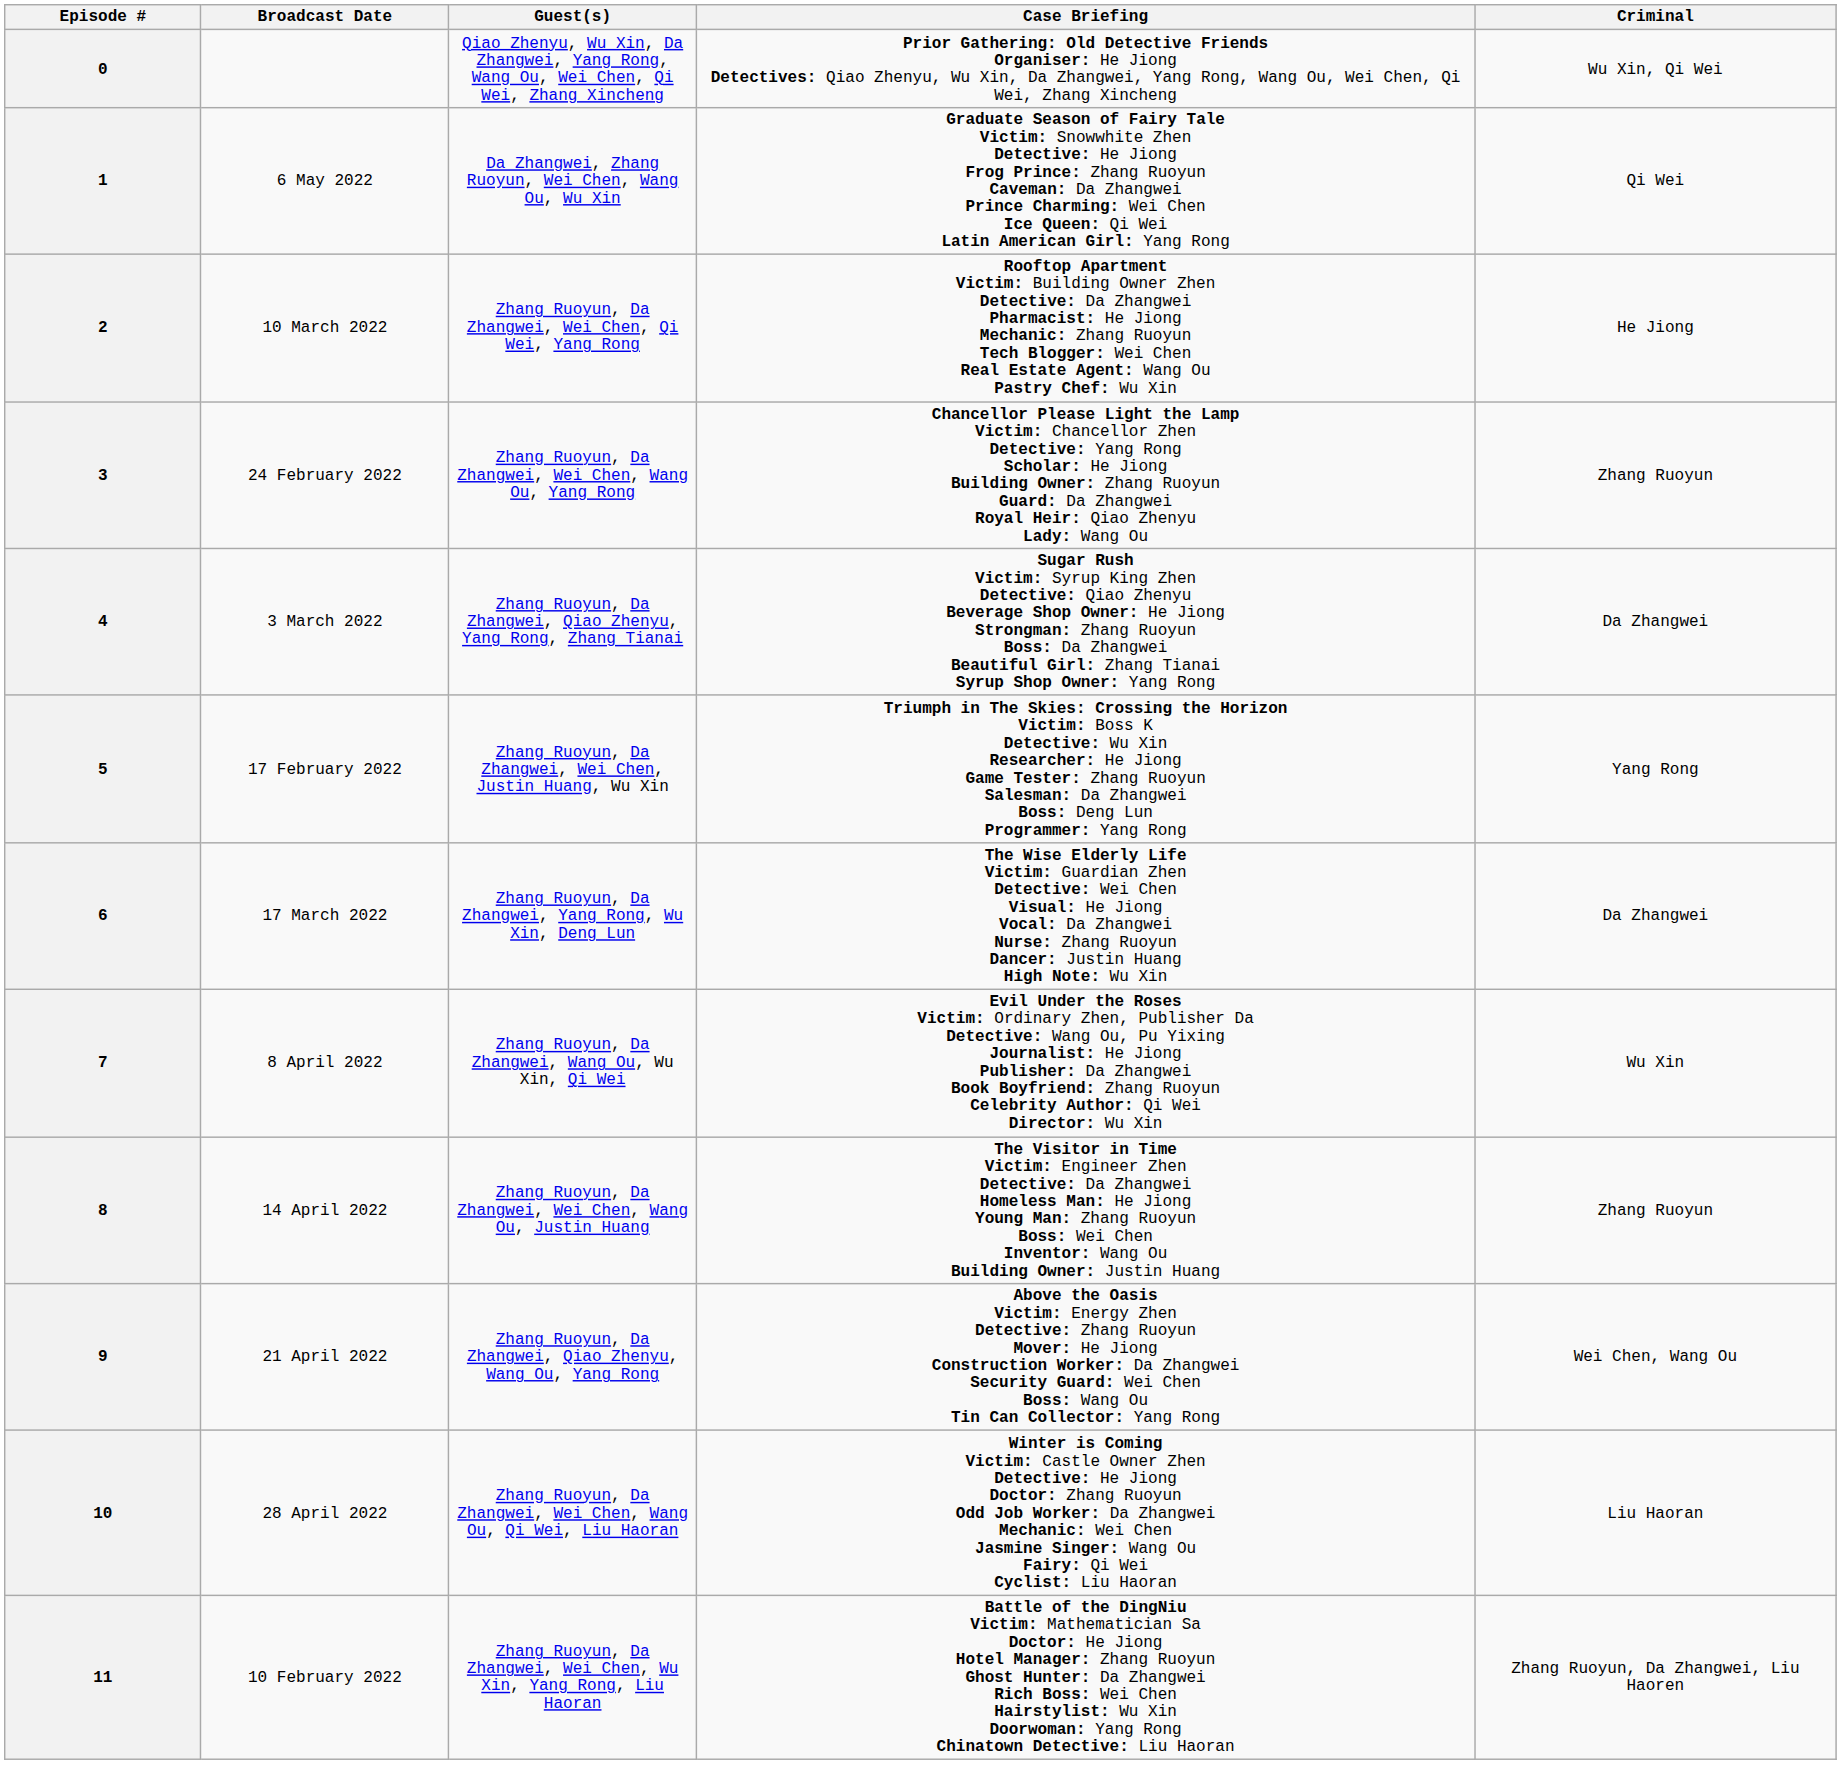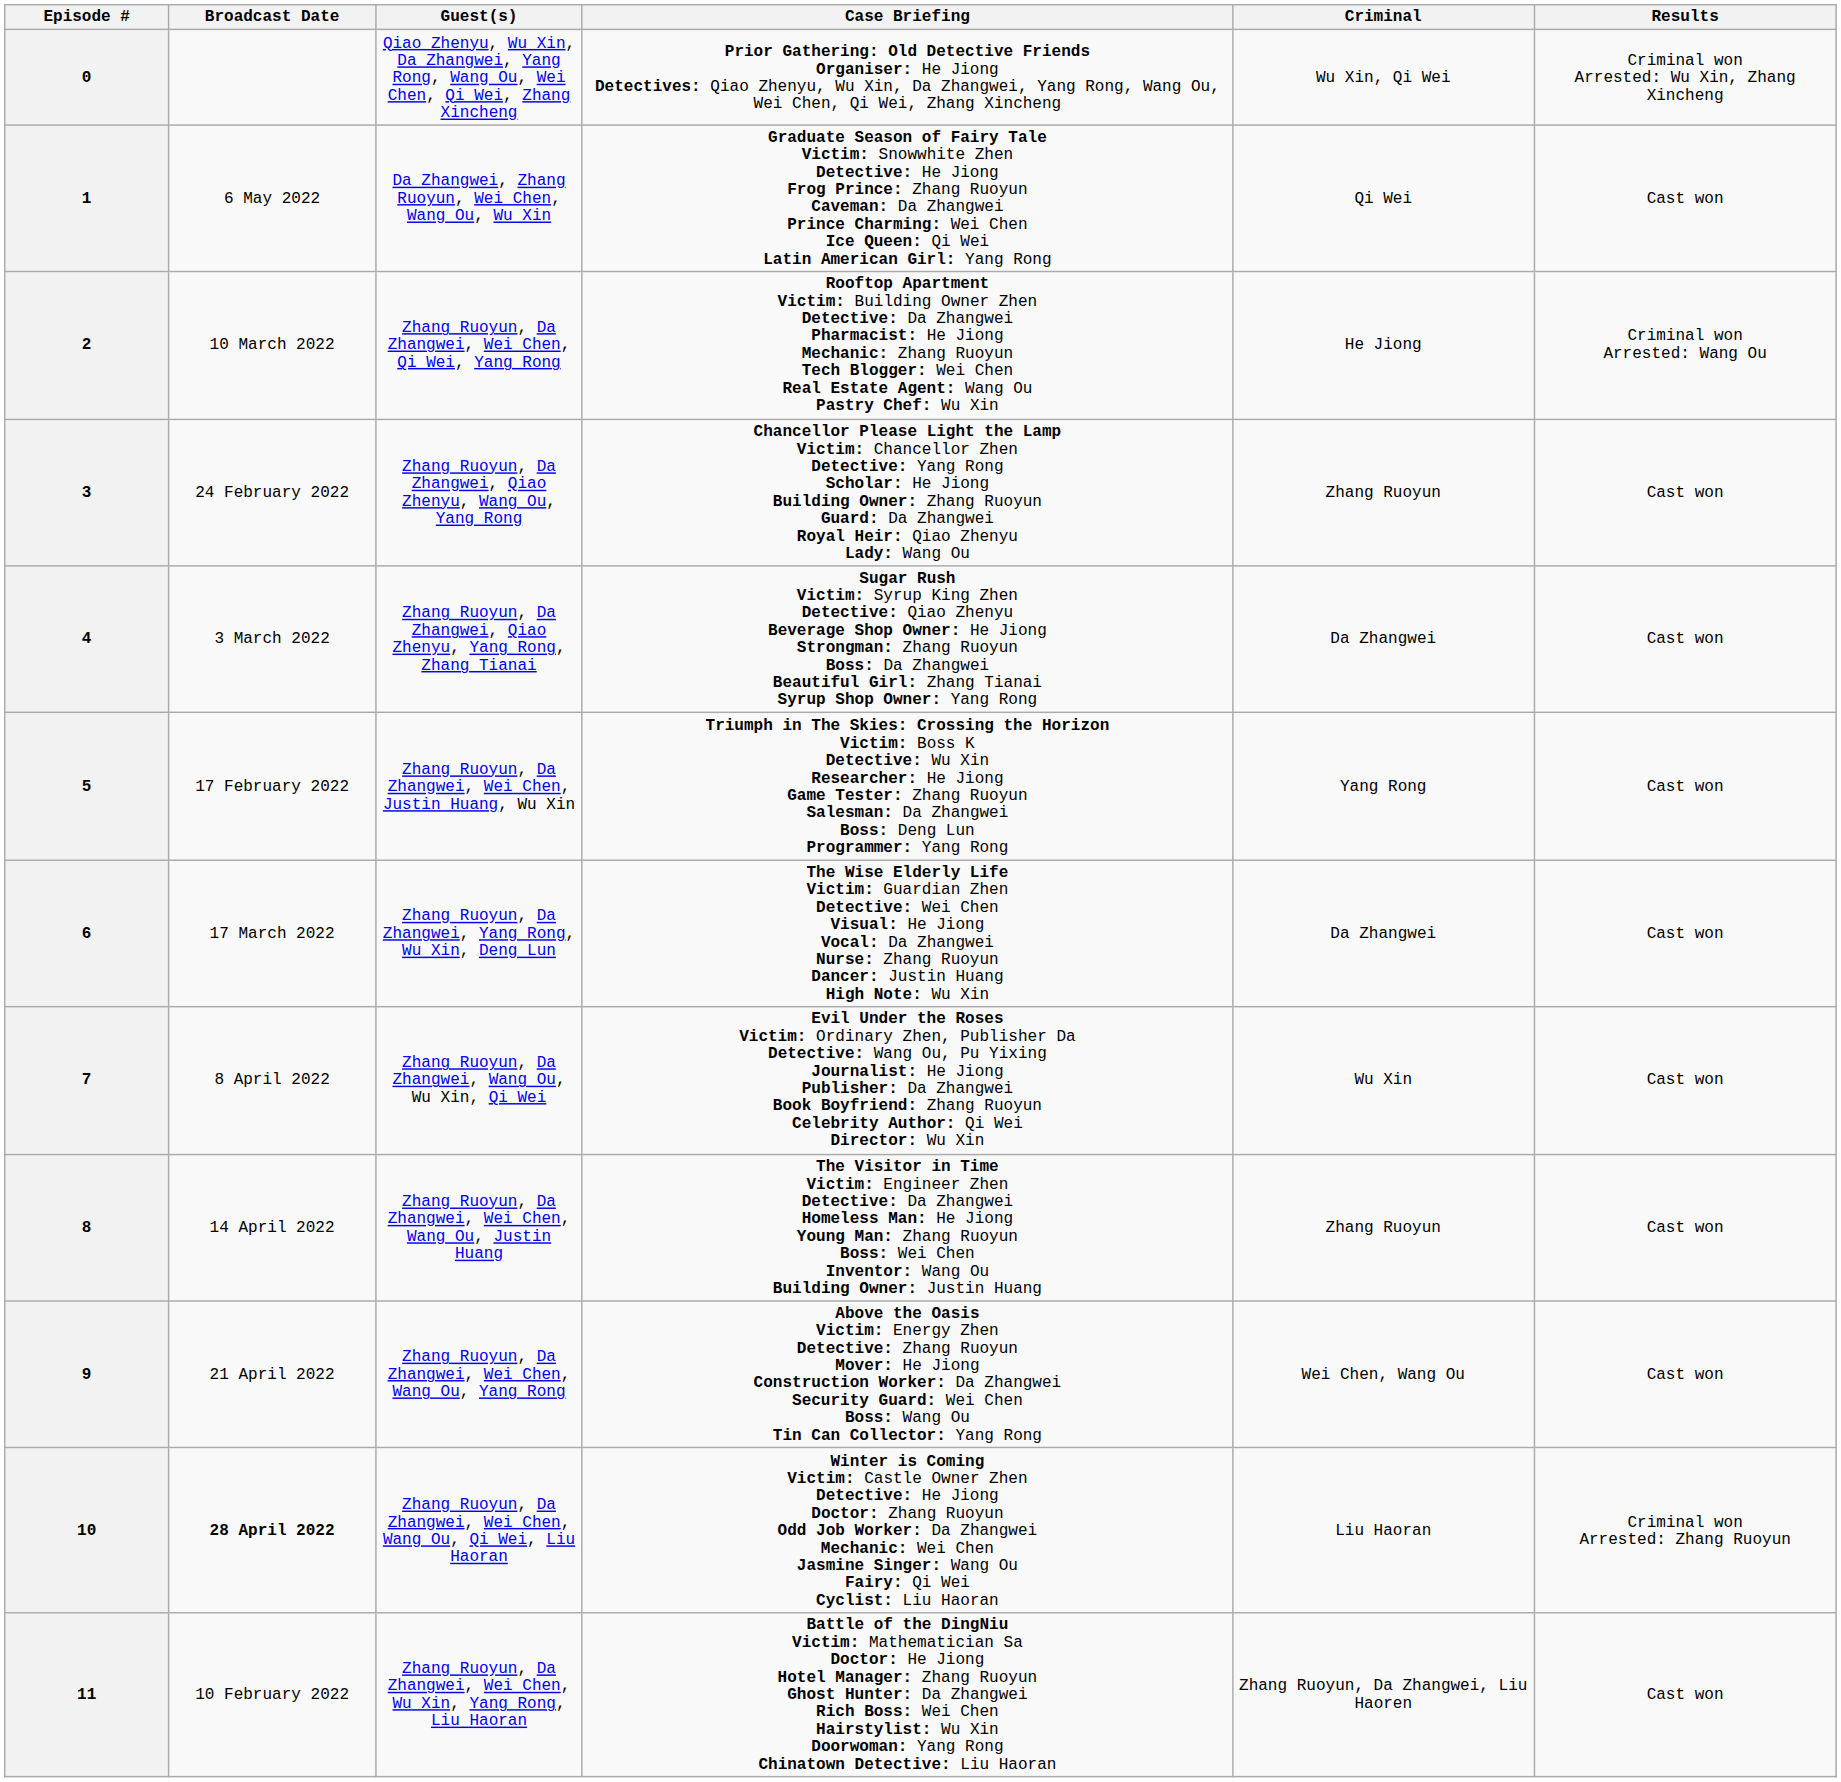+ column: (1685, 17)
(573, 475) Zhang Ruoyun, Da Zhangwei, Wei Chen, Wang Ou, Yang Rong -> (479, 492) Zhang Ruoyun, Da Zhangwei, Qiao Zhenyu, Wang Ou, Yang Rong
(573, 1357) Zhang Ruoyun, Da Zhangwei, Qiao Zhenyu, Wang Ou, Yang Rong -> (479, 1375) Zhang Ruoyun, Da Zhangwei, Wei Chen, Wang Ou, Yang Rong
(325, 1513) normal -> (272, 1530) bold
